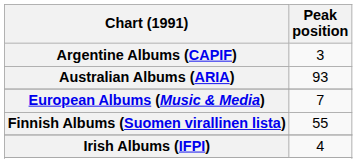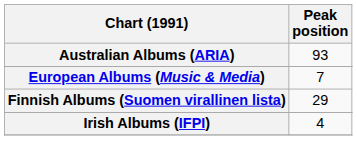- row: (147, 54)
(320, 123) 55 -> (320, 100) 29
